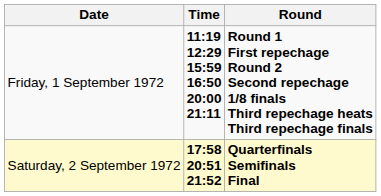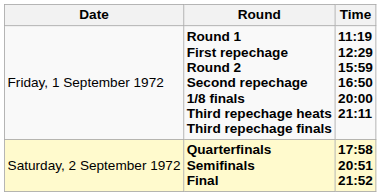columns swapped: (204, 15) <-> (300, 15)
